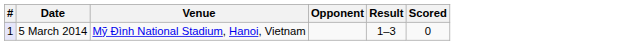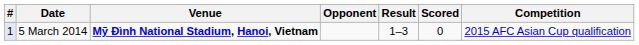+ column: (548, 14)
(199, 31) normal -> (205, 31) bold
